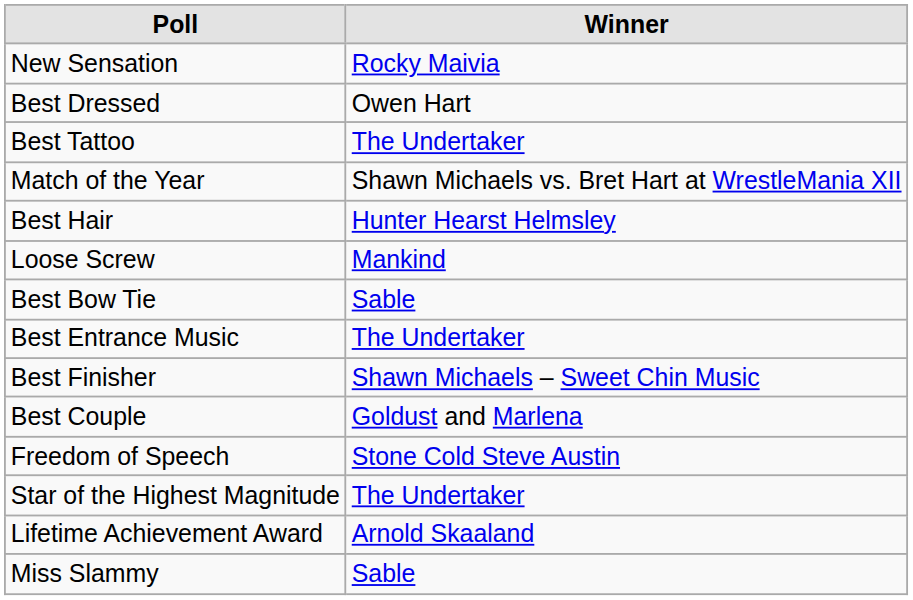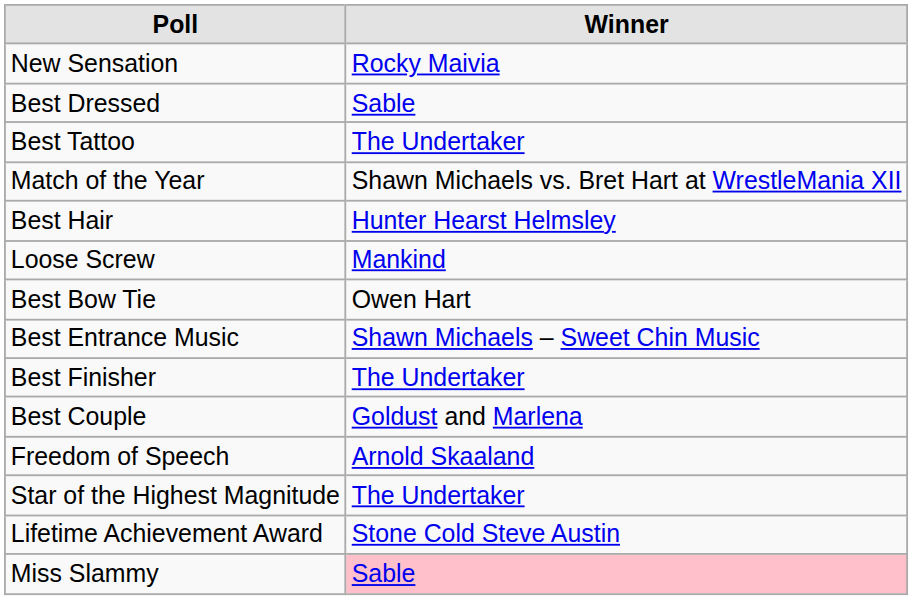(411, 103) Owen Hart -> (384, 103) Sable
(384, 299) Sable -> (411, 299) Owen Hart
(438, 338) The Undertaker -> (556, 338) Shawn Michaels – Sweet Chin Music
(556, 377) Shawn Michaels – Sweet Chin Music -> (438, 377) The Undertaker
(486, 456) Stone Cold Steve Austin -> (443, 456) Arnold Skaaland
(443, 534) Arnold Skaaland -> (486, 534) Stone Cold Steve Austin
(384, 573) no background -> (384, 573) pink background
